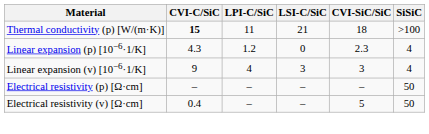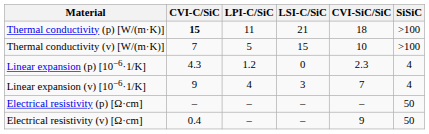+ row: (86, 47)
(362, 68) 3 -> (362, 85) 7
(362, 103) 5 -> (362, 120) 9
